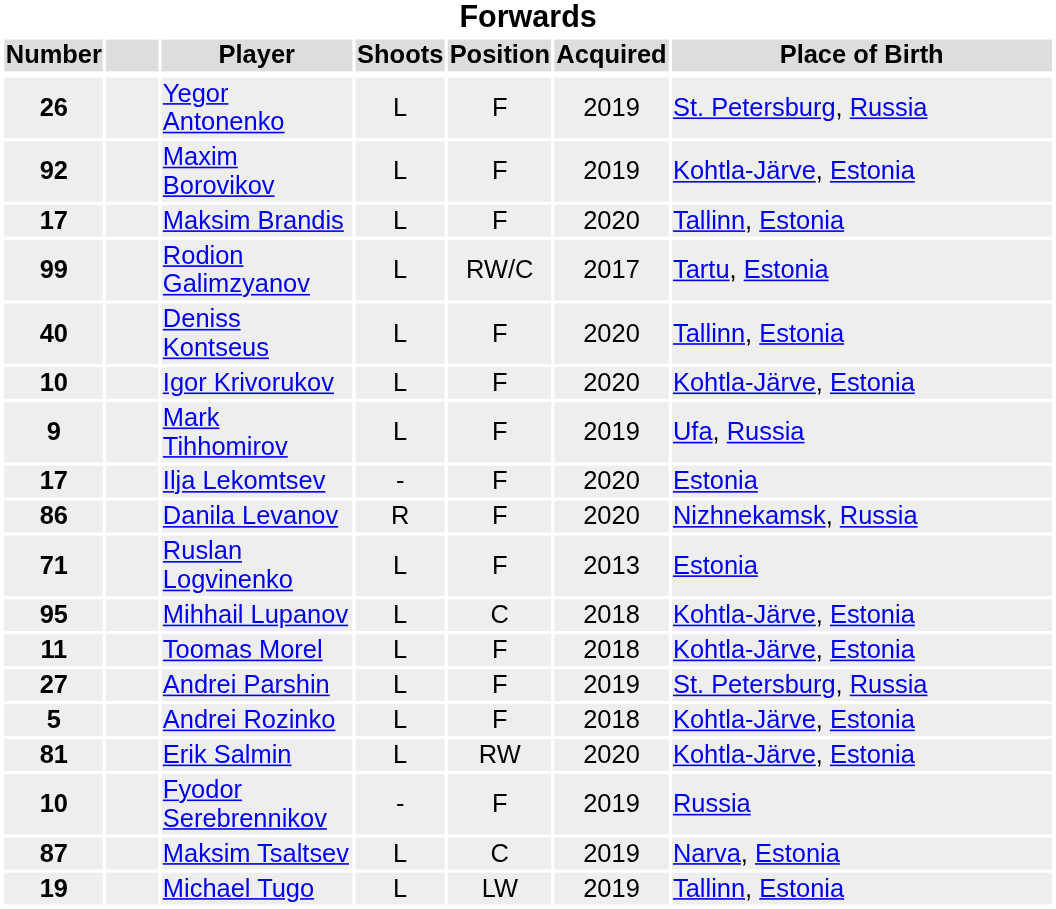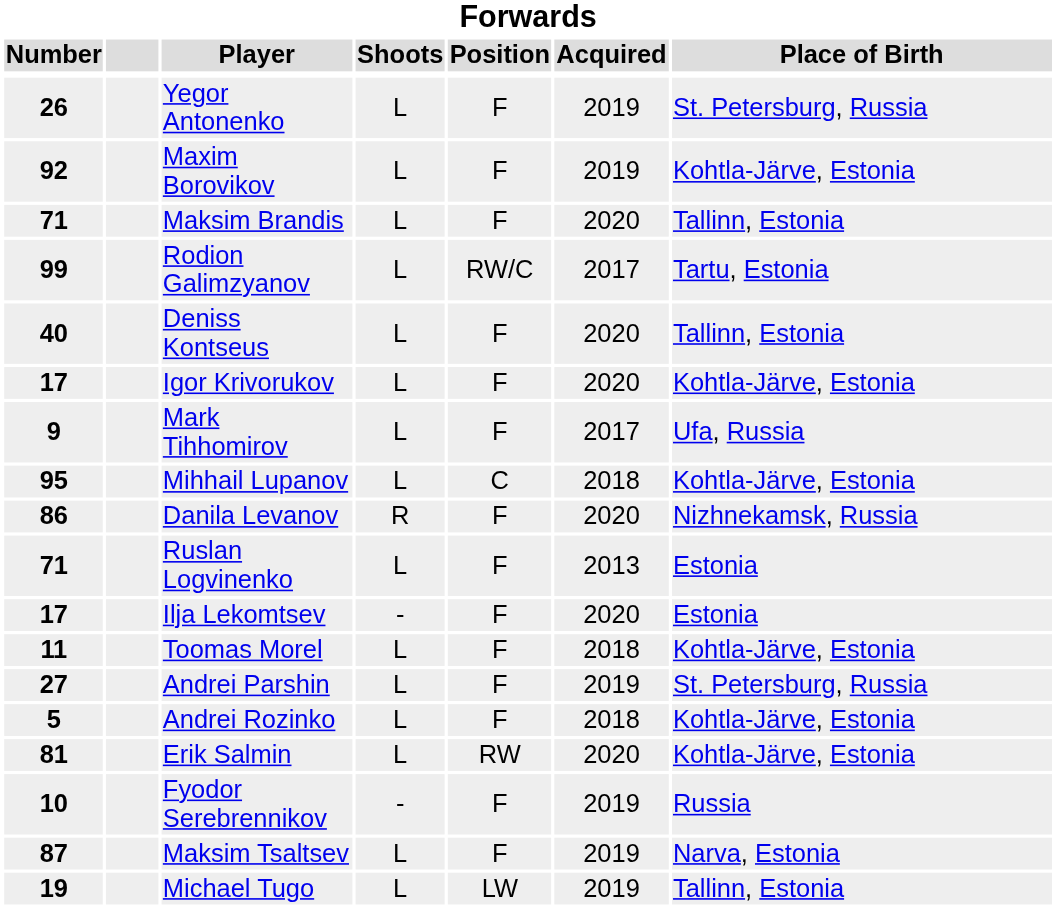(54, 220) 17 -> (54, 220) 71
(54, 382) 10 -> (54, 382) 17
(611, 431) 2019 -> (611, 431) 2017
rows swapped: (244, 481) <-> (255, 614)
(500, 853) C -> (500, 853) F
